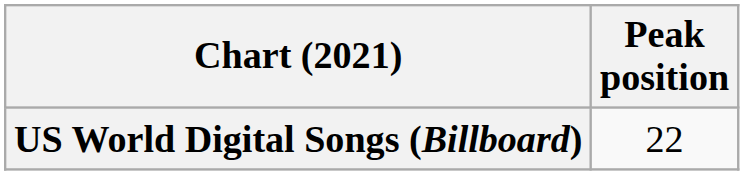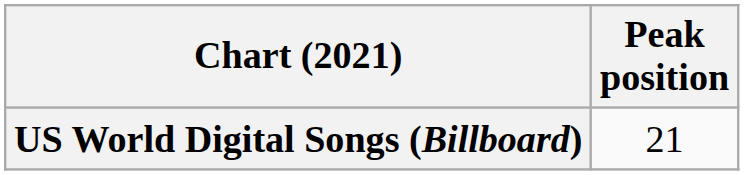(665, 137) 22 -> (665, 137) 21
